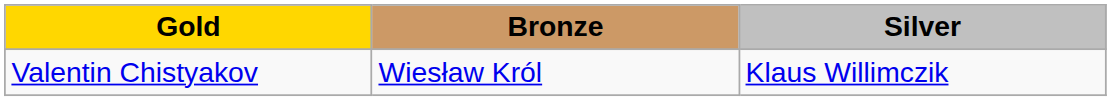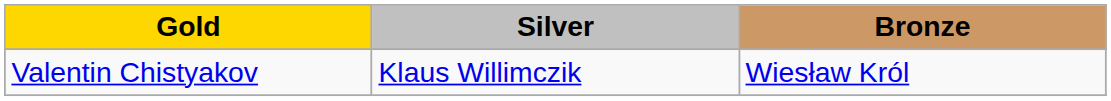columns swapped: (923, 26) <-> (555, 26)
